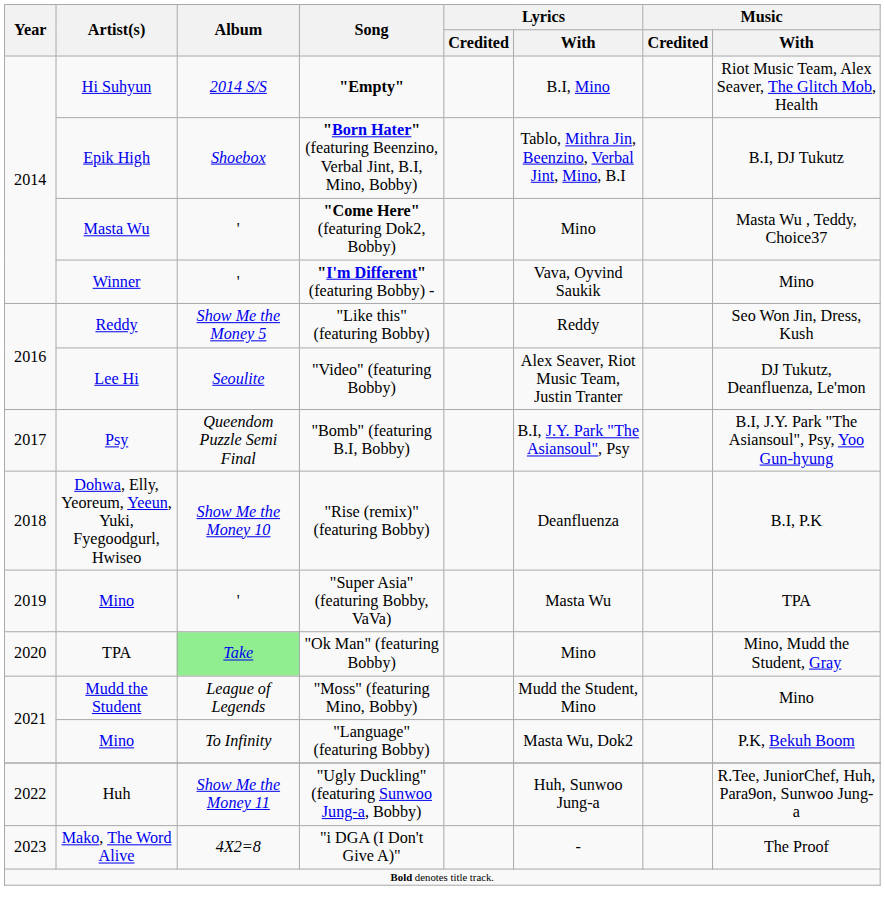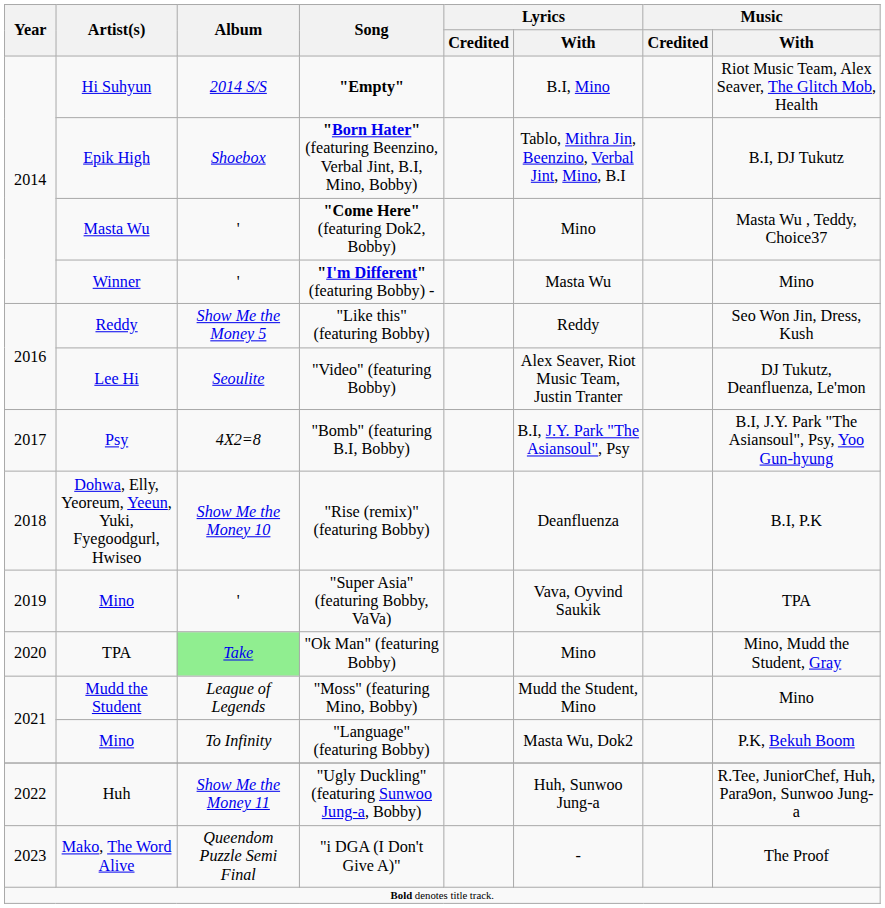(578, 281) Vava, Oyvind Saukik -> (578, 281) Masta Wu
(238, 440) Queendom Puzzle Semi Final -> (238, 440) 4X2=8
(578, 600) Masta Wu -> (578, 600) Vava, Oyvind Saukik
(238, 847) 4X2=8 -> (238, 856) Queendom Puzzle Semi Final
